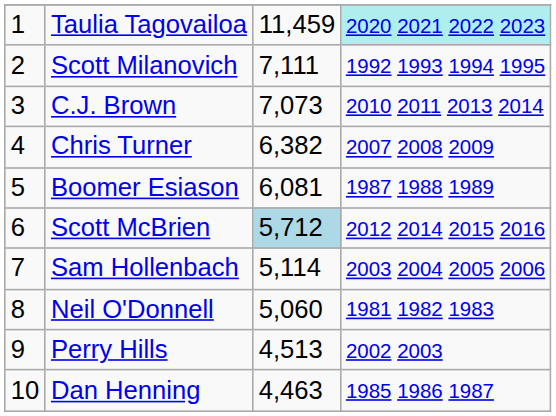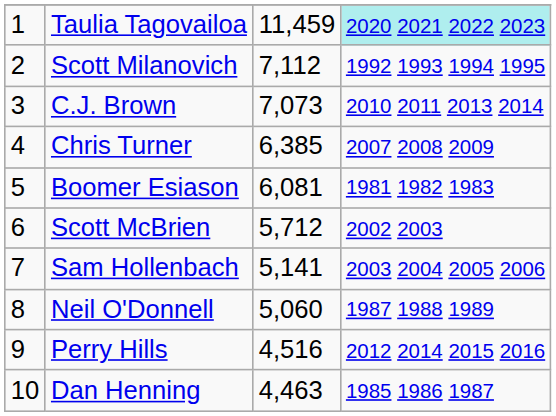(289, 65) 7,111 -> (290, 65) 7,112
(291, 146) 6,382 -> (291, 146) 6,385
(420, 188) 1987 1988 1989 -> (420, 188) 1981 1982 1983
(291, 227) lightblue background -> (291, 227) no background
(446, 228) 2012 2014 2015 2016 -> (394, 228) 2002 2003
(290, 268) 5,114 -> (291, 268) 5,141
(420, 309) 1981 1982 1983 -> (420, 309) 1987 1988 1989
(291, 349) 4,513 -> (291, 349) 4,516
(394, 350) 2002 2003 -> (446, 350) 2012 2014 2015 2016
